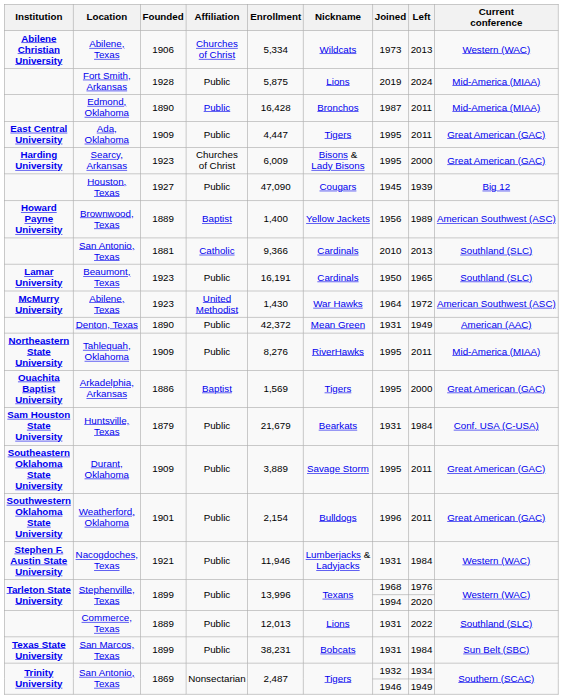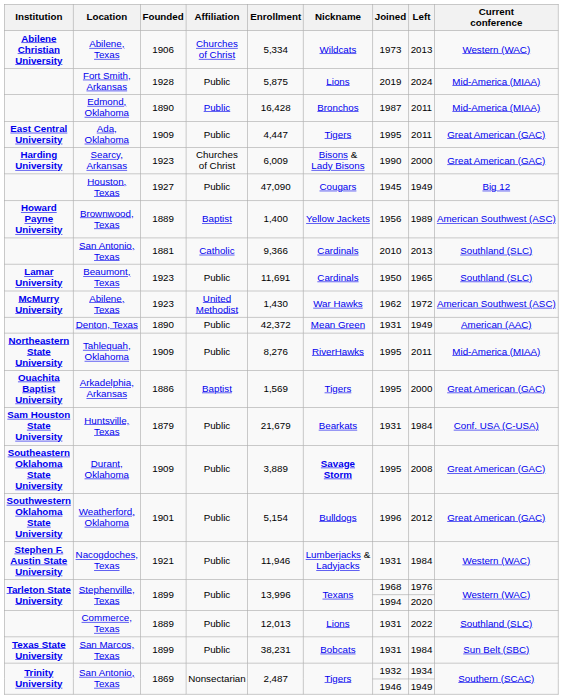(390, 161) 1995 -> (390, 161) 1990
(422, 187) 1939 -> (422, 187) 1949
(276, 277) 16,191 -> (276, 277) 11,691
(390, 304) 1964 -> (390, 304) 1962
(338, 469) normal -> (338, 469) bold
(422, 469) 2011 -> (422, 469) 2008
(276, 517) 2,154 -> (276, 517) 5,154
(422, 517) 2011 -> (422, 517) 2012
